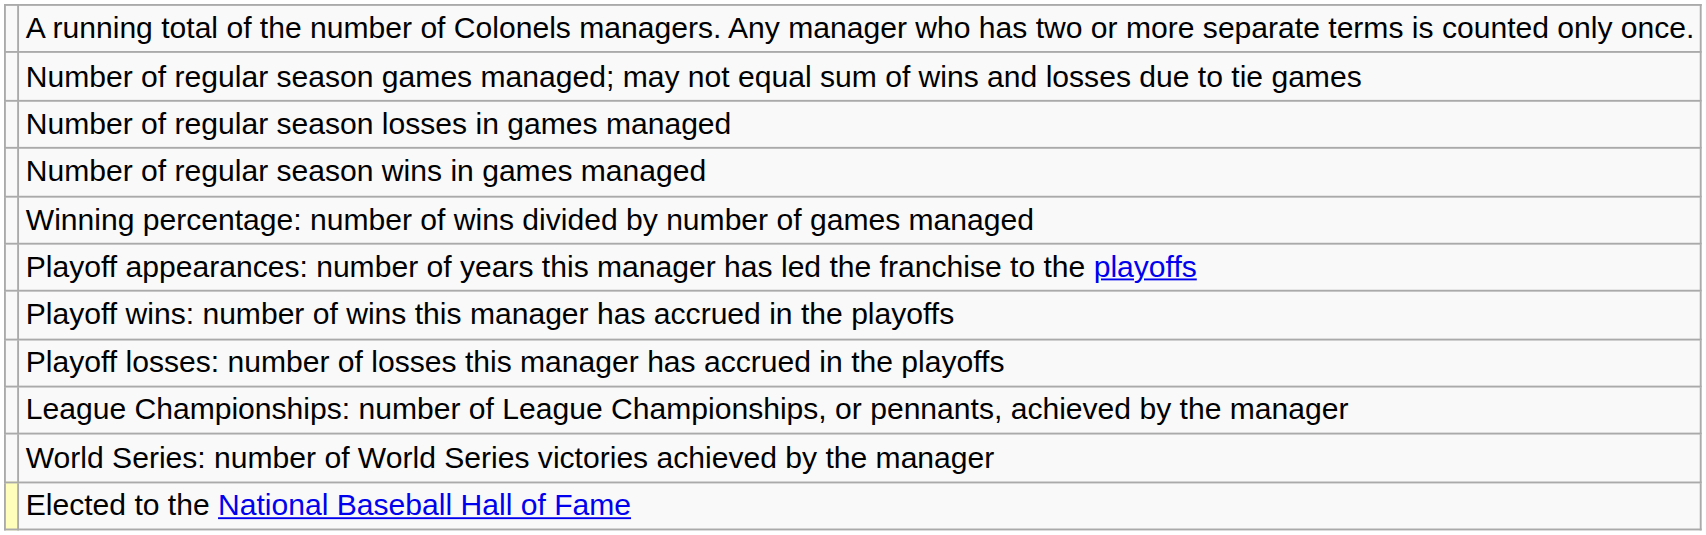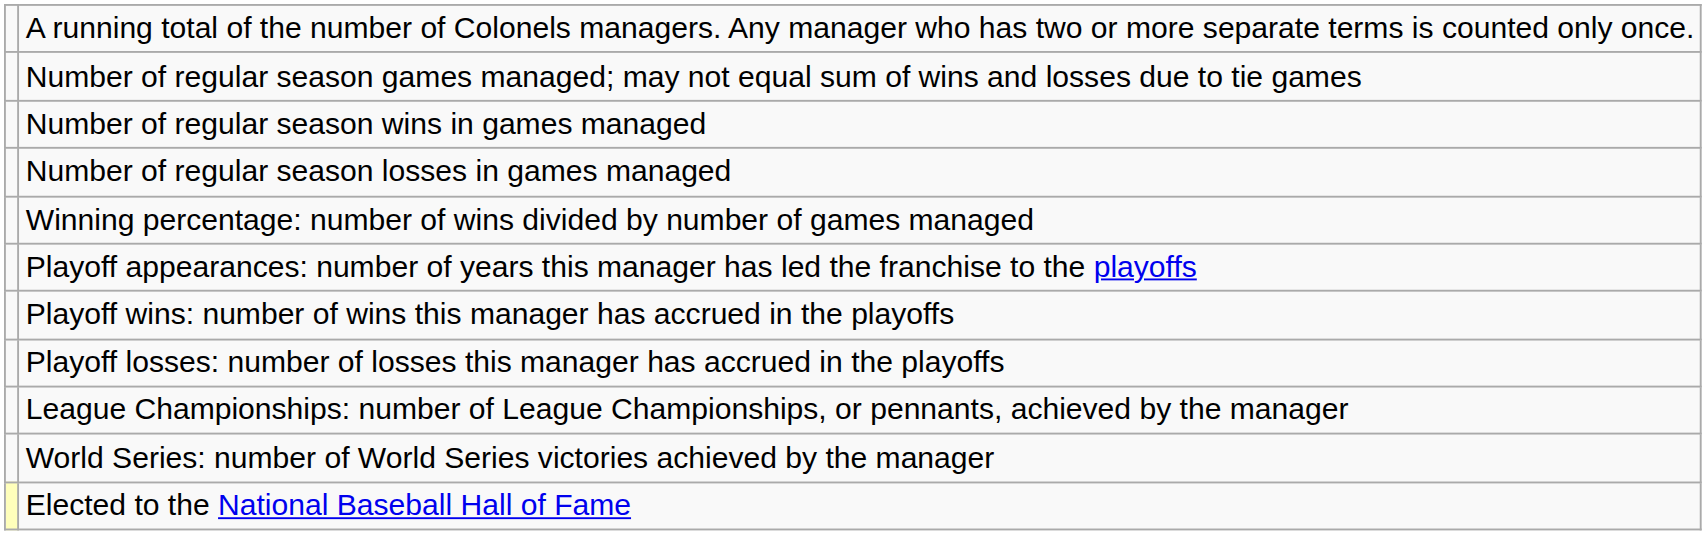rows swapped: (366, 171) <-> (379, 123)
